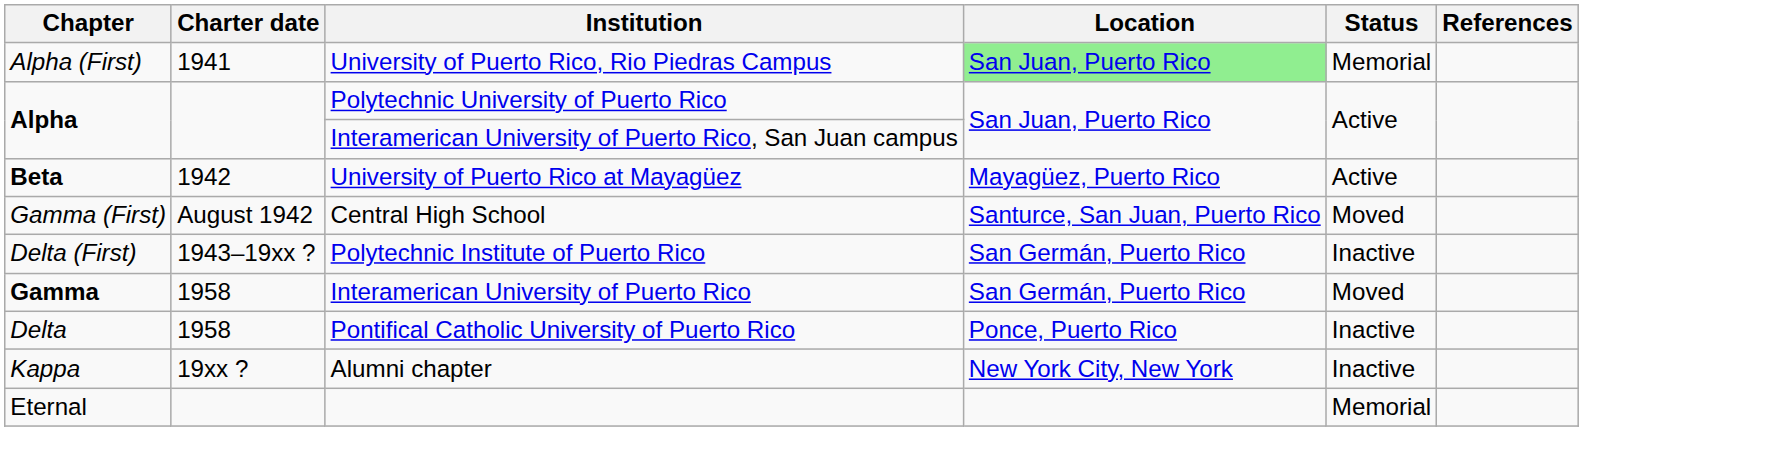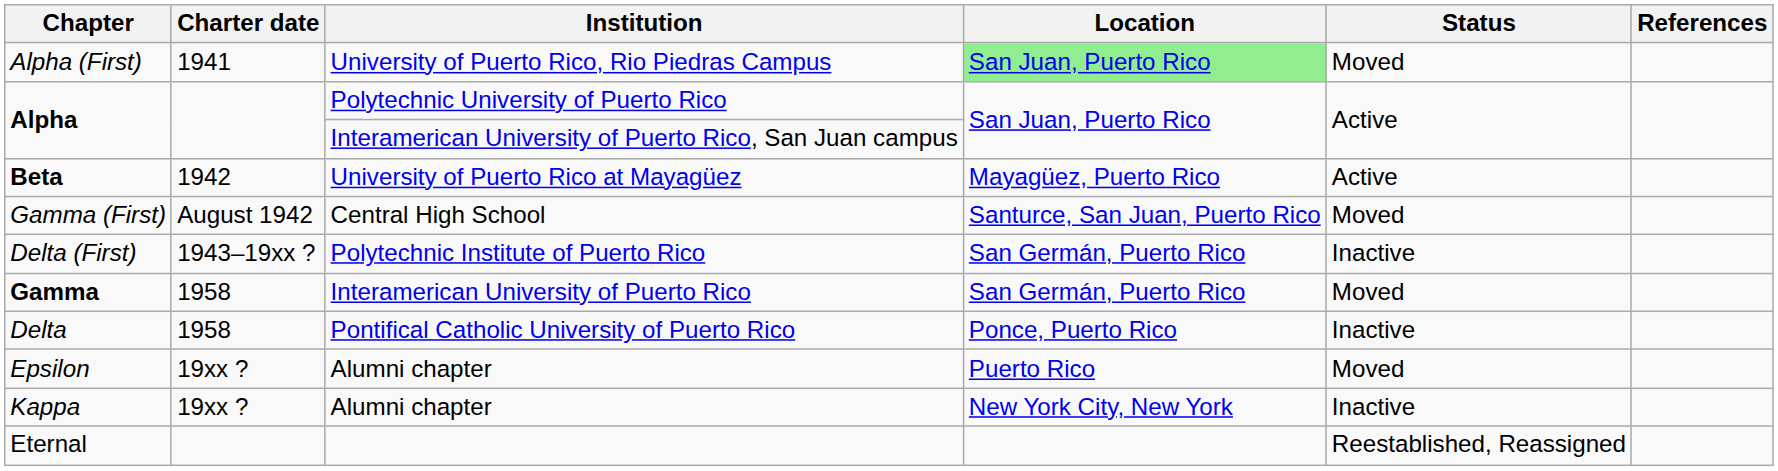(1382, 61) Memorial -> (1368, 61) Moved
+ row: (50, 368)
(1382, 406) Memorial -> (1479, 445) Reestablished, Reassigned
